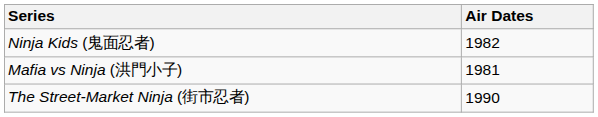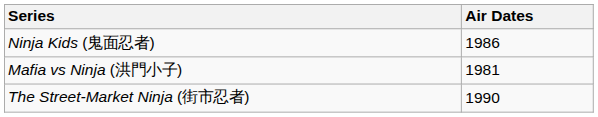(483, 42) 1982 -> (483, 42) 1986
